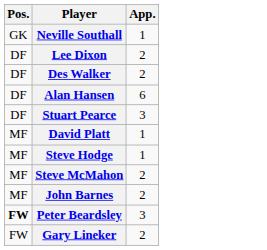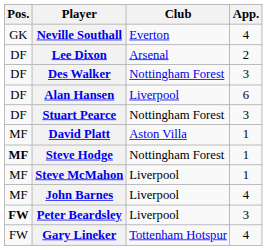+ column: (178, 14)
(142, 34) 1 -> (246, 34) 4
(142, 74) 2 -> (246, 74) 3
(18, 154) normal -> (18, 154) bold
(142, 174) 2 -> (246, 174) 1
(142, 194) 2 -> (246, 194) 4
(142, 235) 2 -> (246, 235) 4
